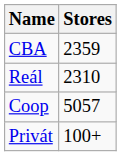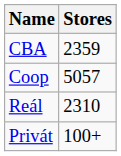rows swapped: (29, 106) <-> (26, 77)
